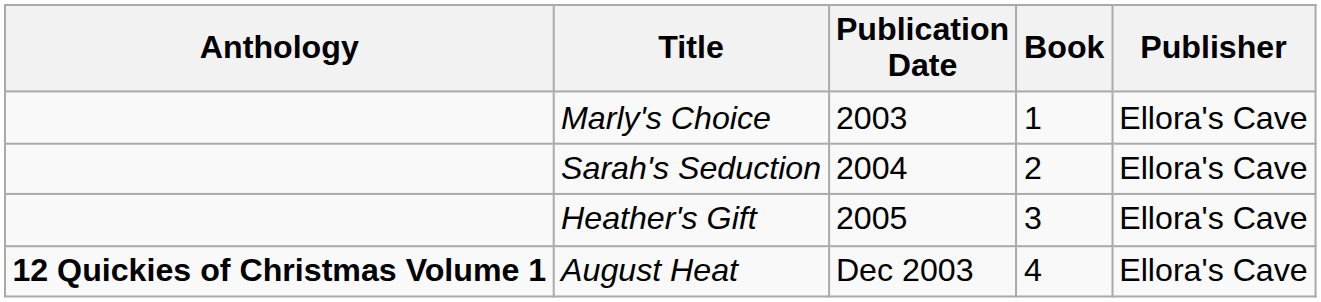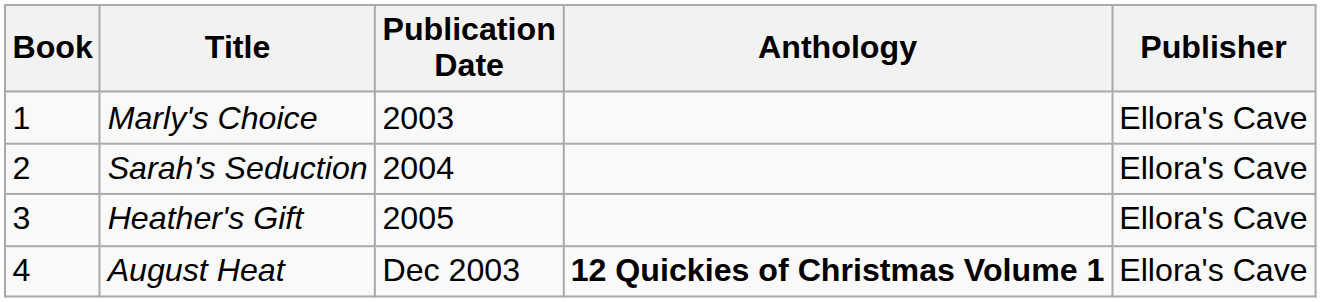columns swapped: (1064, 48) <-> (279, 48)
